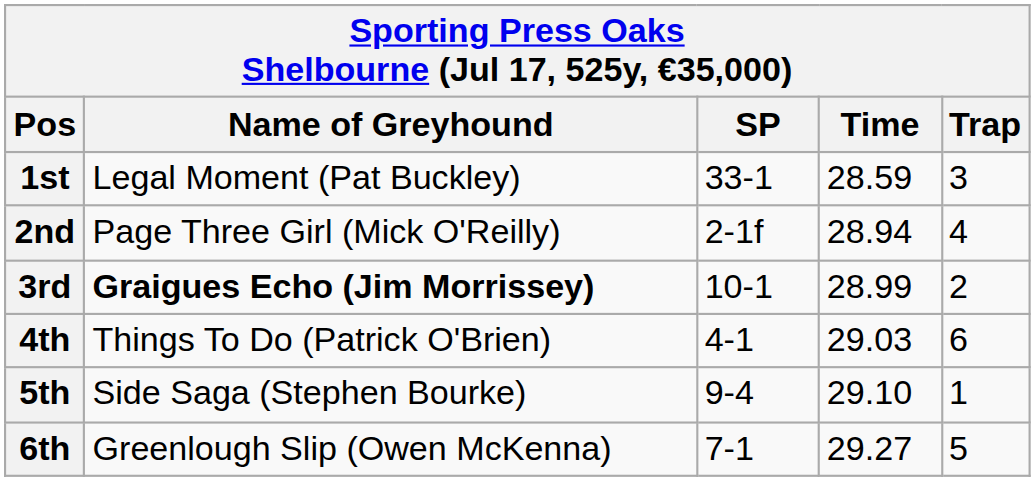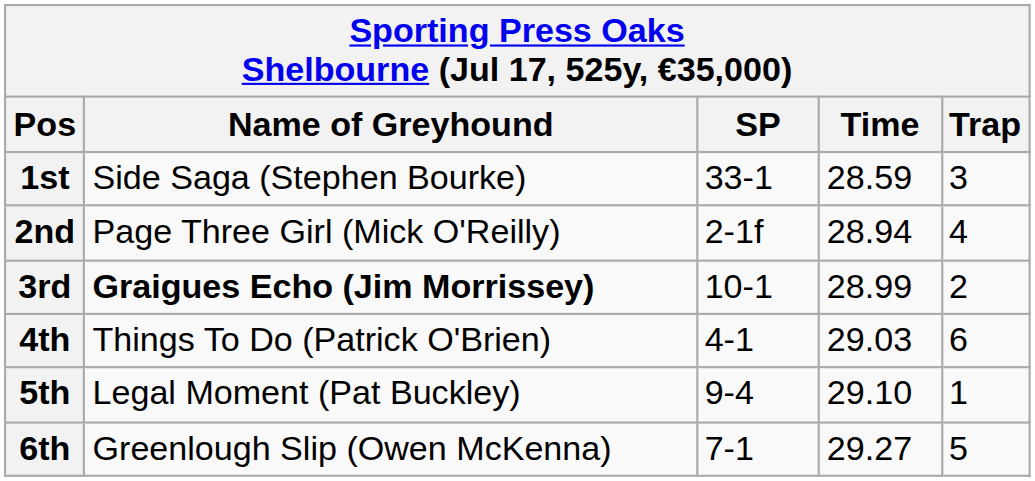(307, 177) Legal Moment (Pat Buckley) -> (309, 177) Side Saga (Stephen Bourke)
(309, 394) Side Saga (Stephen Bourke) -> (307, 394) Legal Moment (Pat Buckley)
